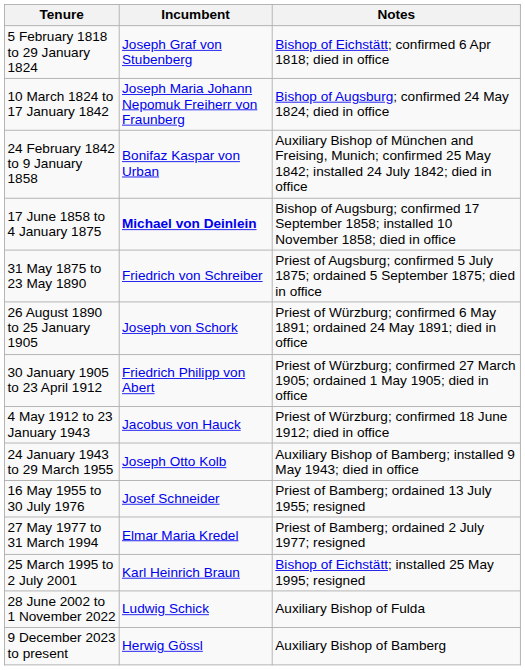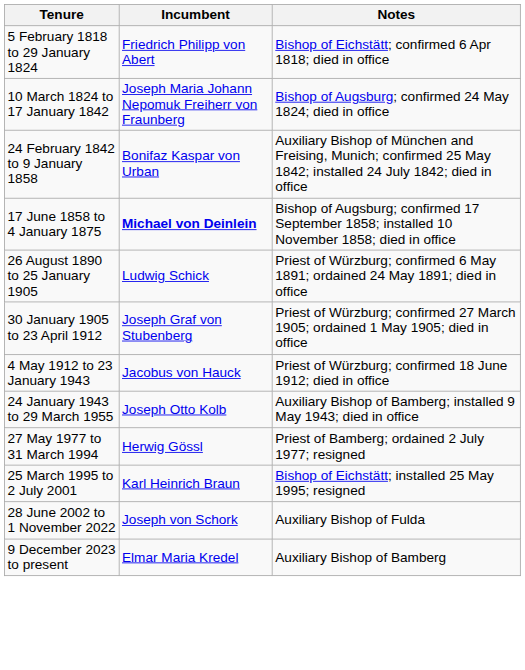(172, 52) Joseph Graf von Stubenberg -> (184, 52) Friedrich Philipp von Abert
- row: (54, 276)
(180, 328) Joseph von Schork -> (165, 276) Ludwig Schick
(184, 380) Friedrich Philipp von Abert -> (172, 328) Joseph Graf von Stubenberg
- row: (54, 498)
(180, 535) Elmar Maria Kredel -> (162, 446) Herwig Gössl
(165, 609) Ludwig Schick -> (180, 520) Joseph von Schork
(162, 646) Herwig Gössl -> (180, 557) Elmar Maria Kredel
